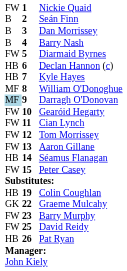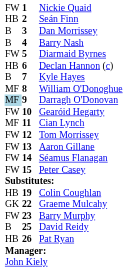(8, 19) B -> (12, 19) HB
(12, 77) HB -> (8, 77) B
(12, 123) FW -> (12, 123) MF
(12, 158) HB -> (12, 158) FW
(12, 227) FW -> (8, 227) B
